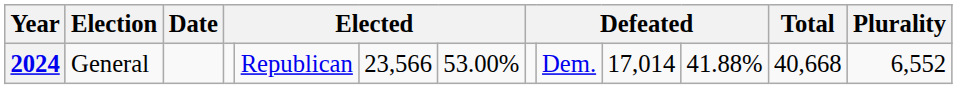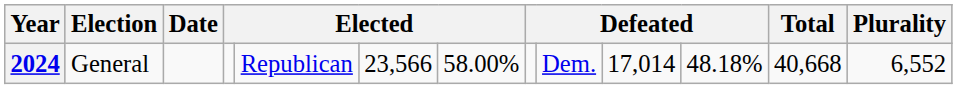(481, 63) 53.00% -> (481, 63) 58.00%
(725, 63) 41.88% -> (725, 63) 48.18%
